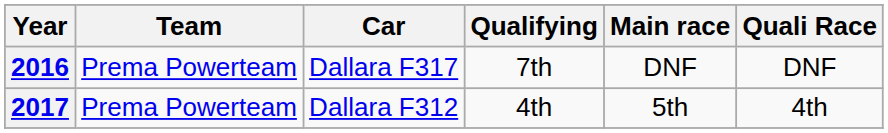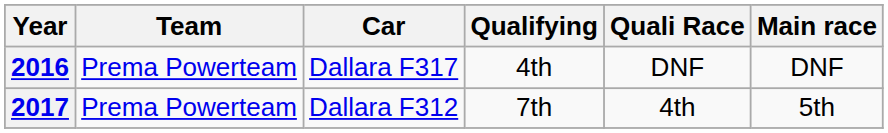columns swapped: (810, 26) <-> (670, 26)
(534, 67) 7th -> (534, 67) 4th
(534, 108) 4th -> (534, 108) 7th
